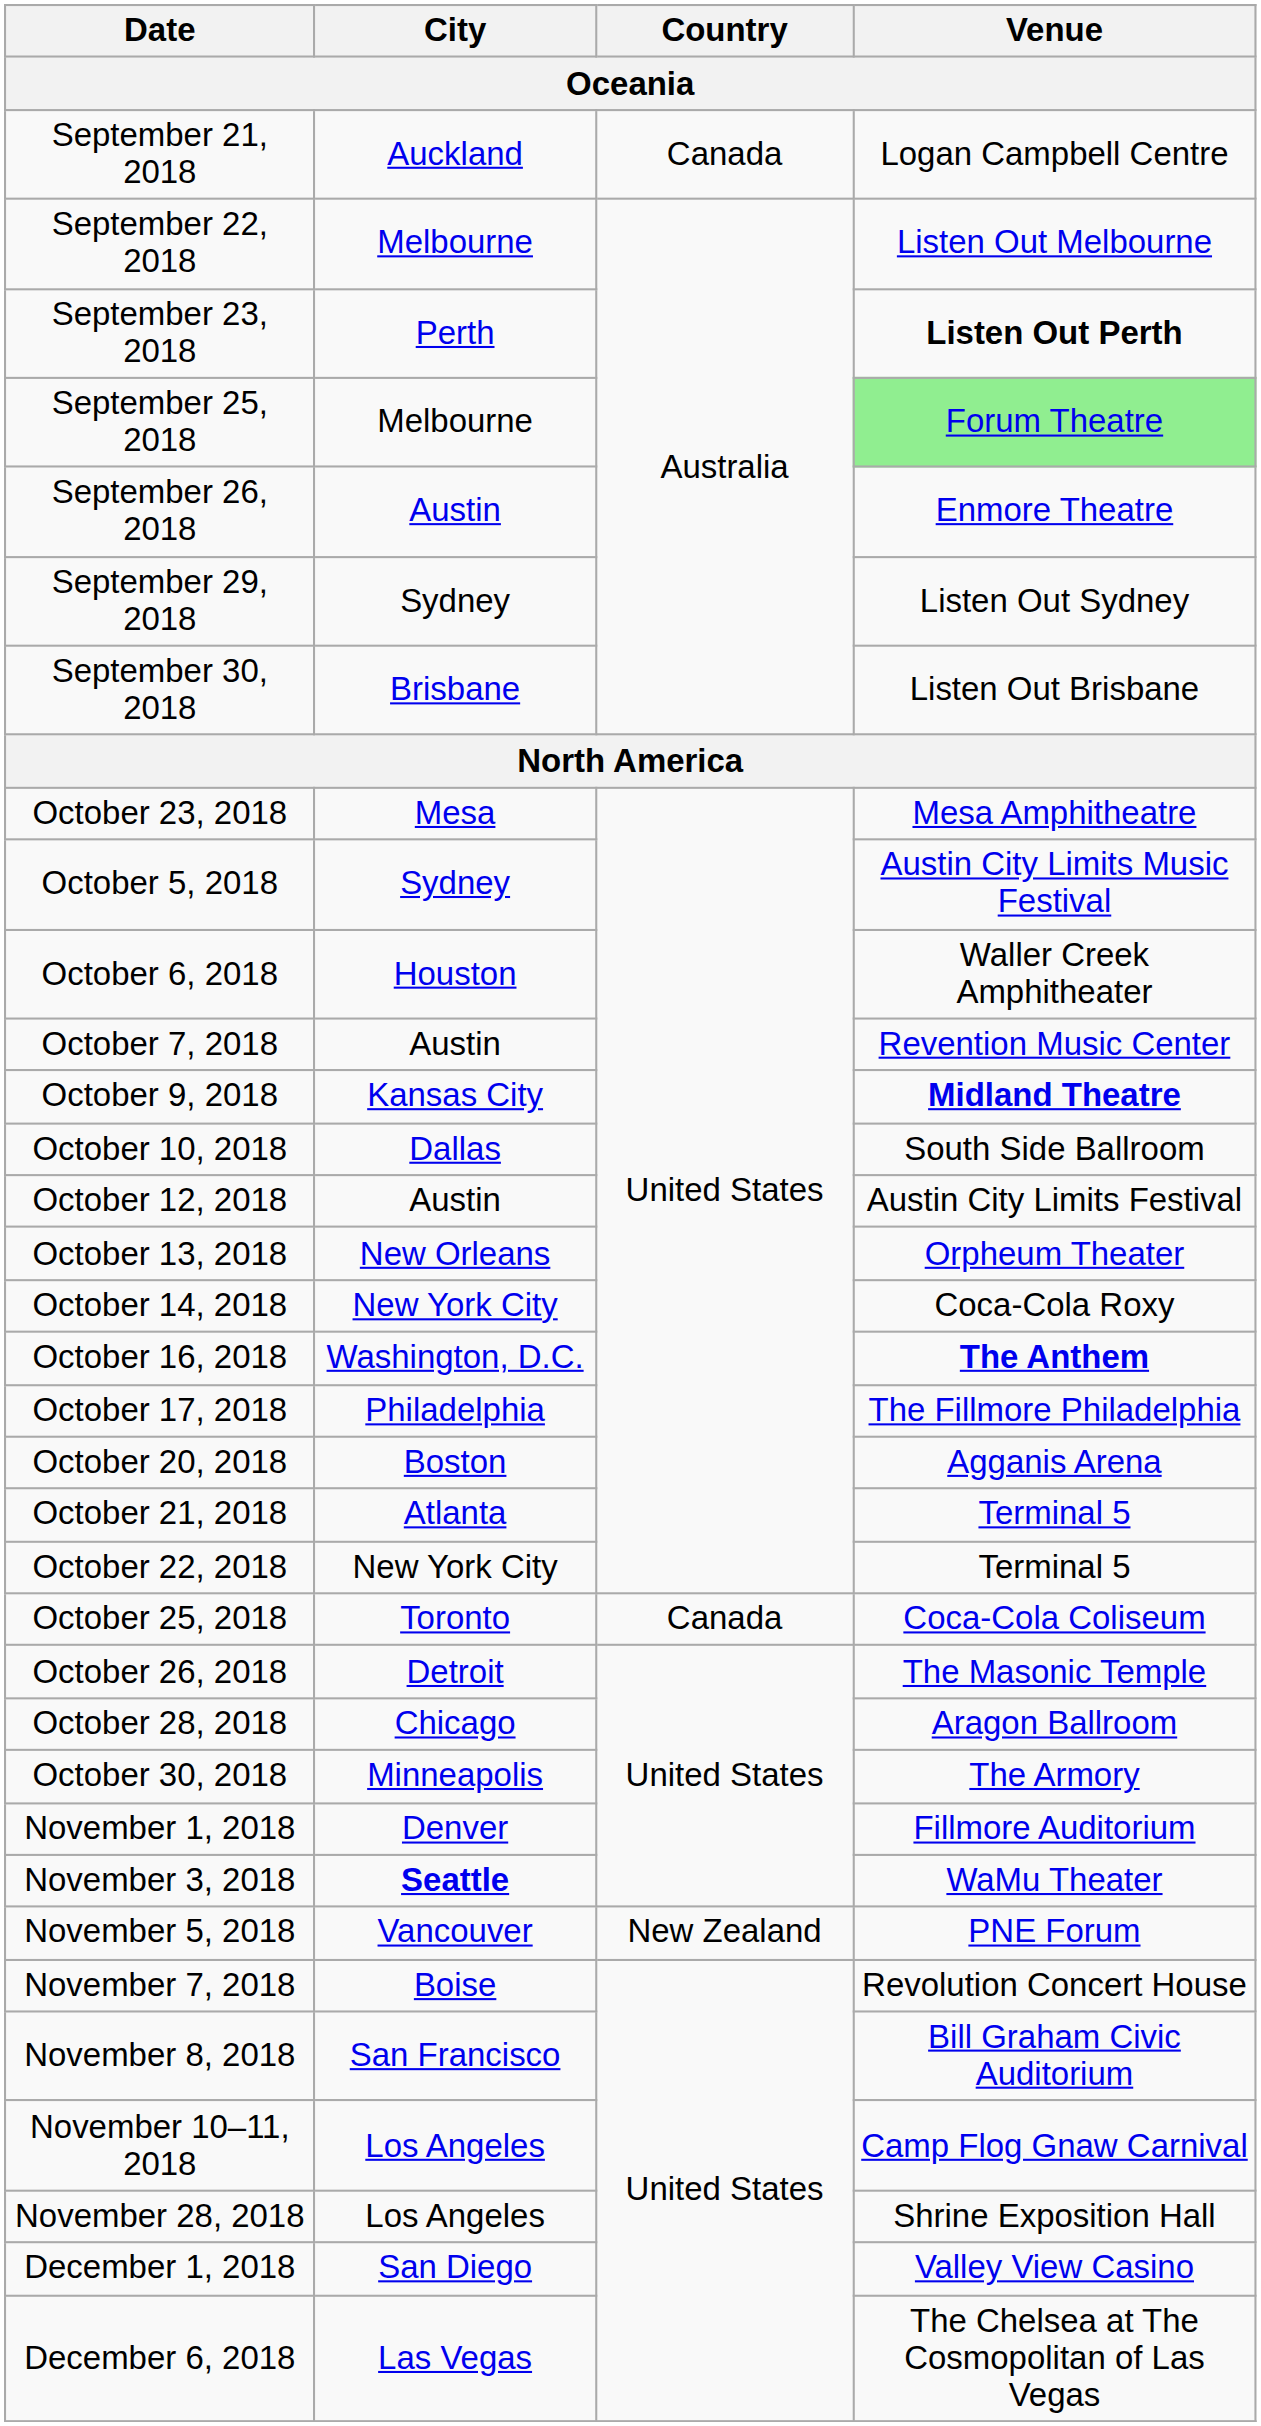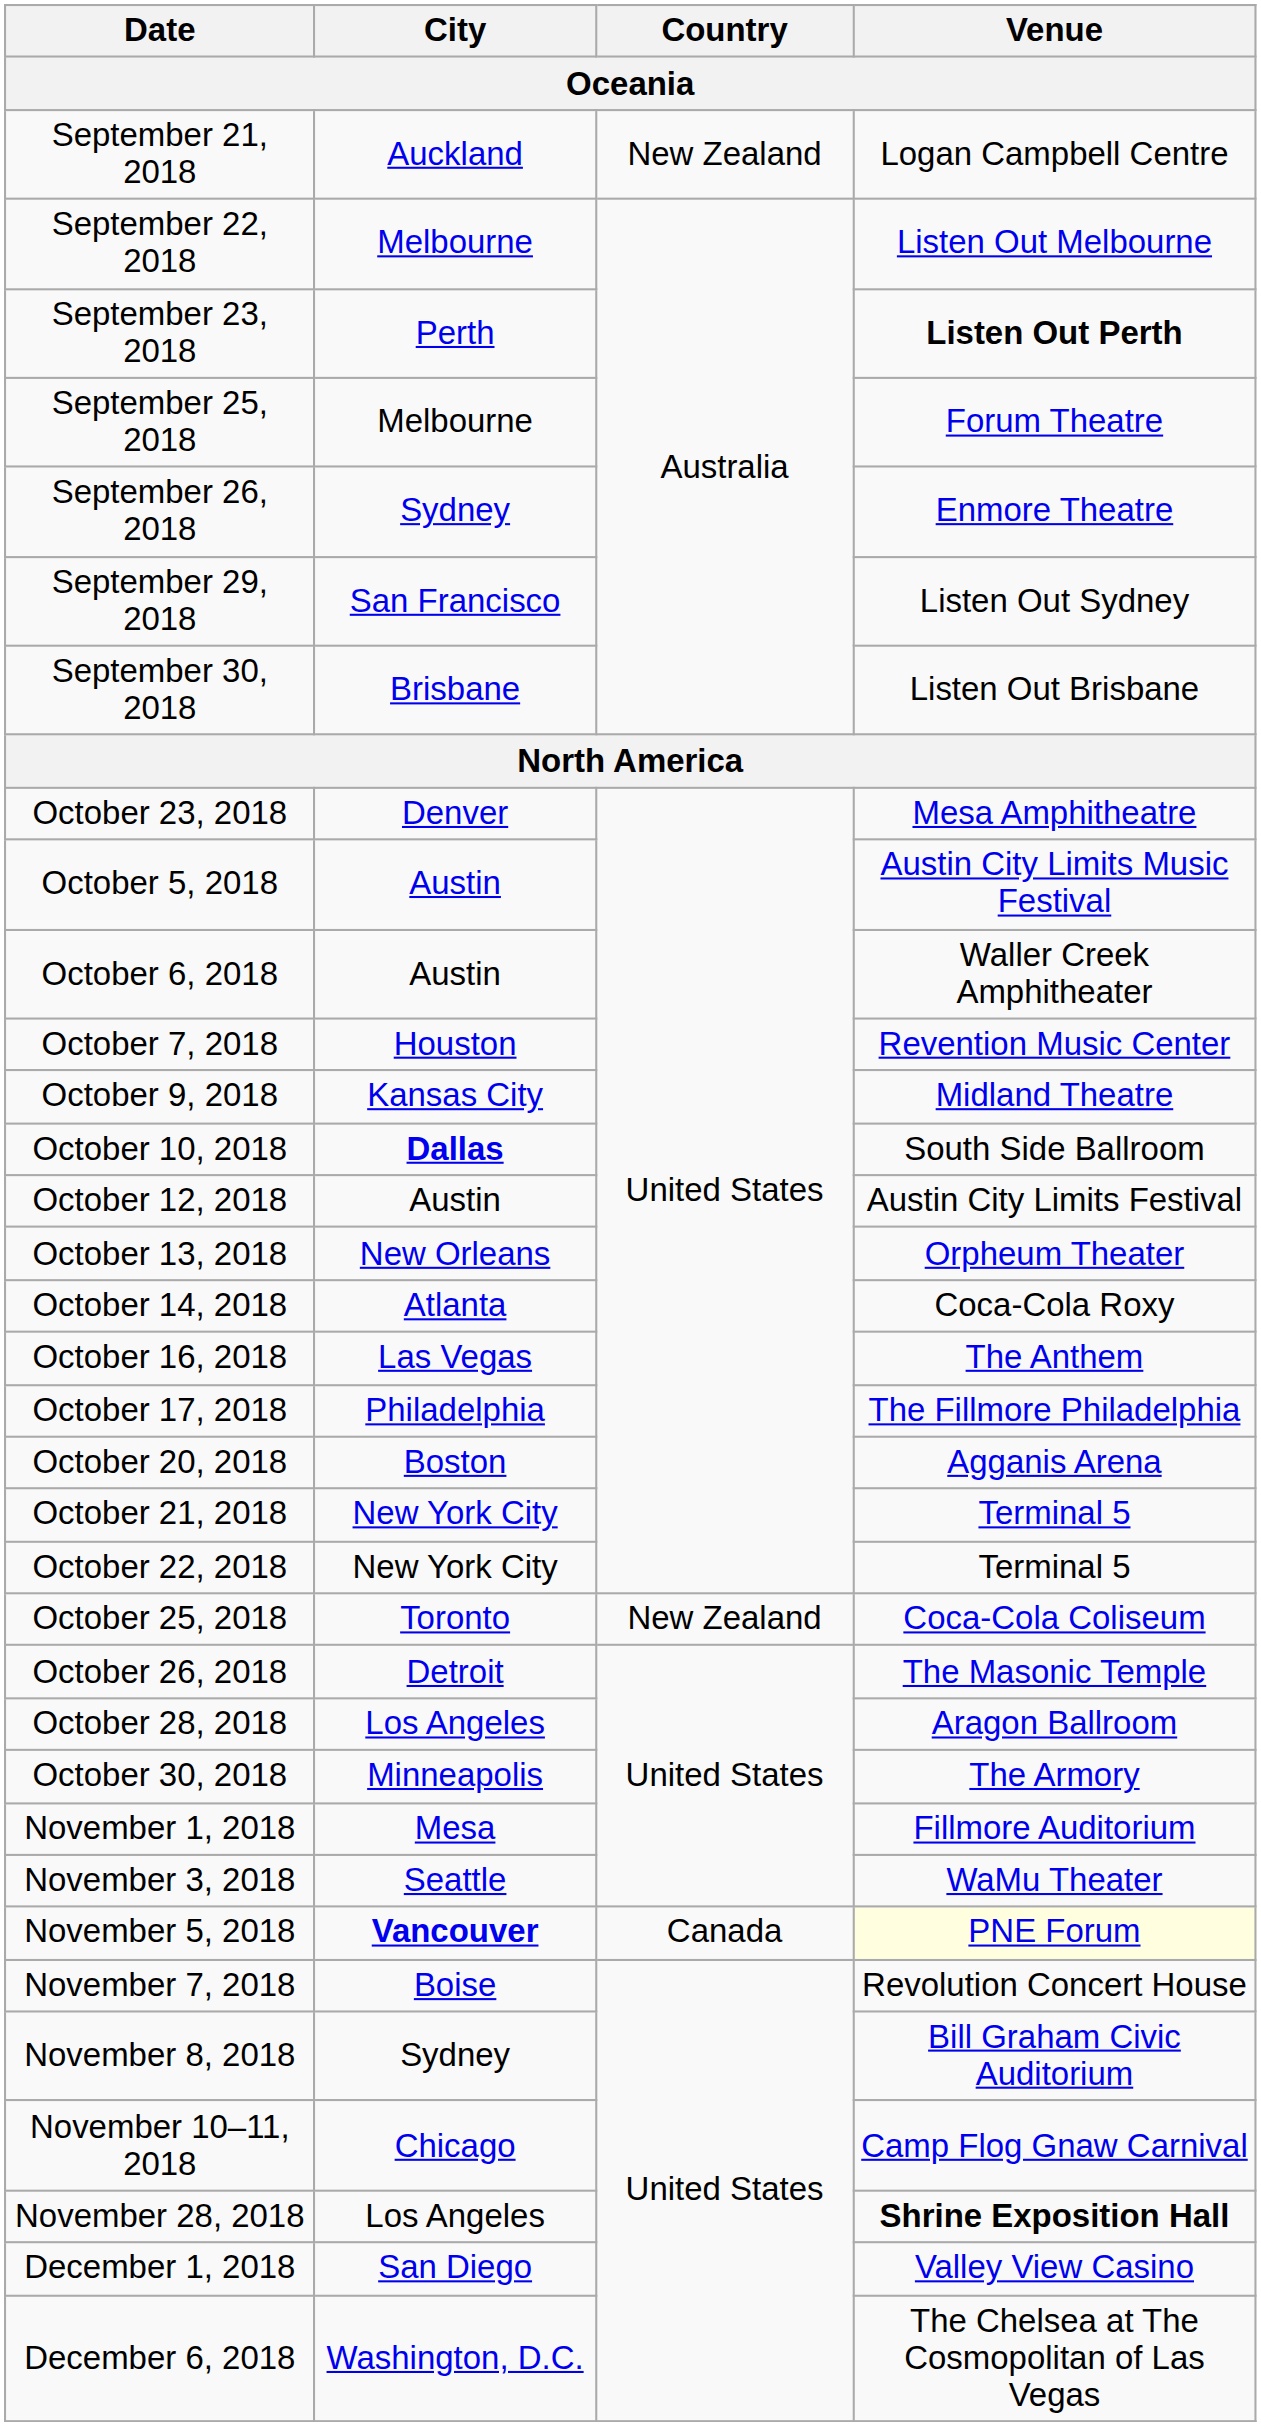(725, 153) Canada -> (725, 153) New Zealand
(1054, 421) lightgreen background -> (1054, 421) no background
(455, 511) Austin -> (455, 511) Sydney
(455, 600) Sydney -> (455, 600) San Francisco
(455, 812) Mesa -> (455, 812) Denver
(455, 883) Sydney -> (455, 883) Austin
(455, 973) Houston -> (455, 973) Austin
(455, 1043) Austin -> (455, 1043) Houston
(1054, 1096) bold -> (1054, 1096) normal
(455, 1148) normal -> (455, 1148) bold
(455, 1305) New York City -> (455, 1305) Atlanta
(455, 1357) Washington, D.C. -> (455, 1357) Las Vegas
(1054, 1357) bold -> (1054, 1357) normal
(455, 1514) Atlanta -> (455, 1514) New York City
(725, 1618) Canada -> (725, 1618) New Zealand
(455, 1723) Chicago -> (455, 1723) Los Angeles
(455, 1827) Denver -> (455, 1827) Mesa
(455, 1880) bold -> (455, 1880) normal
(455, 1932) normal -> (455, 1932) bold
(725, 1932) New Zealand -> (725, 1932) Canada
(1054, 1932) no background -> (1054, 1932) lightyellow background
(455, 2055) San Francisco -> (455, 2055) Sydney
(455, 2144) Los Angeles -> (455, 2144) Chicago
(1054, 2215) normal -> (1054, 2215) bold
(455, 2357) Las Vegas -> (455, 2357) Washington, D.C.
